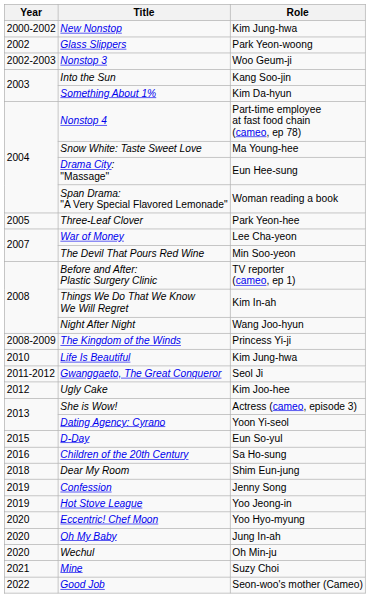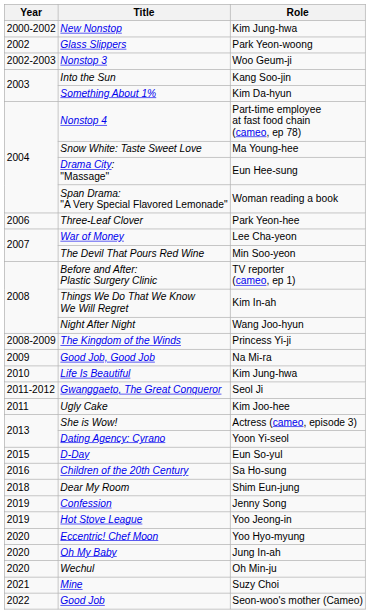(18, 221) 2005 -> (18, 221) 2006
+ row: (108, 357)
(18, 390) 2012 -> (18, 406) 2011
